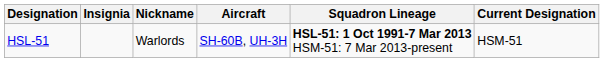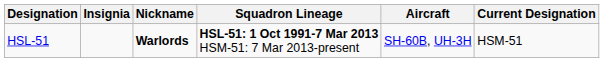columns swapped: (243, 14) <-> (382, 14)
(160, 40) normal -> (162, 40) bold
